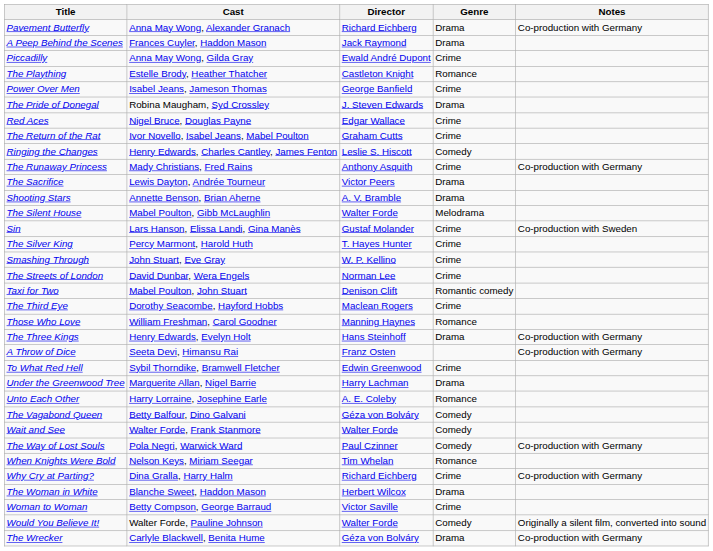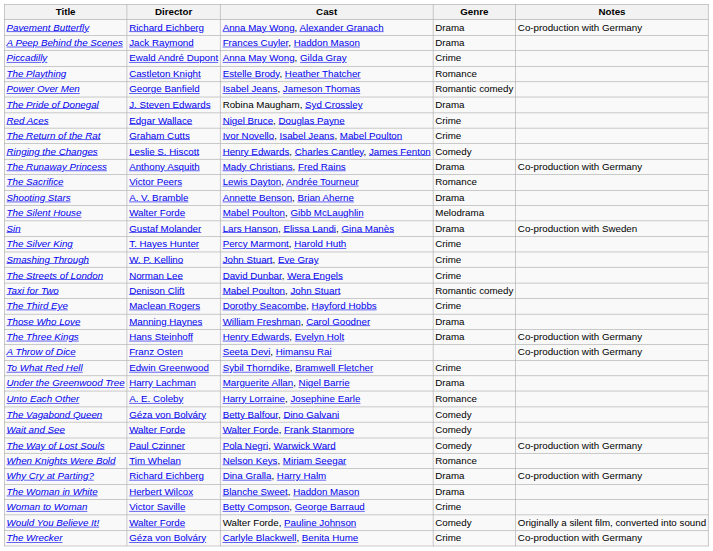columns swapped: (386, 12) <-> (233, 12)
(448, 89) Crime -> (474, 89) Romantic comedy
(448, 167) Crime -> (450, 167) Drama
(450, 182) Drama -> (456, 182) Romance
(448, 228) Crime -> (450, 228) Drama
(456, 321) Romance -> (450, 321) Drama
(448, 476) Crime -> (450, 476) Drama
(450, 538) Drama -> (448, 538) Crime
